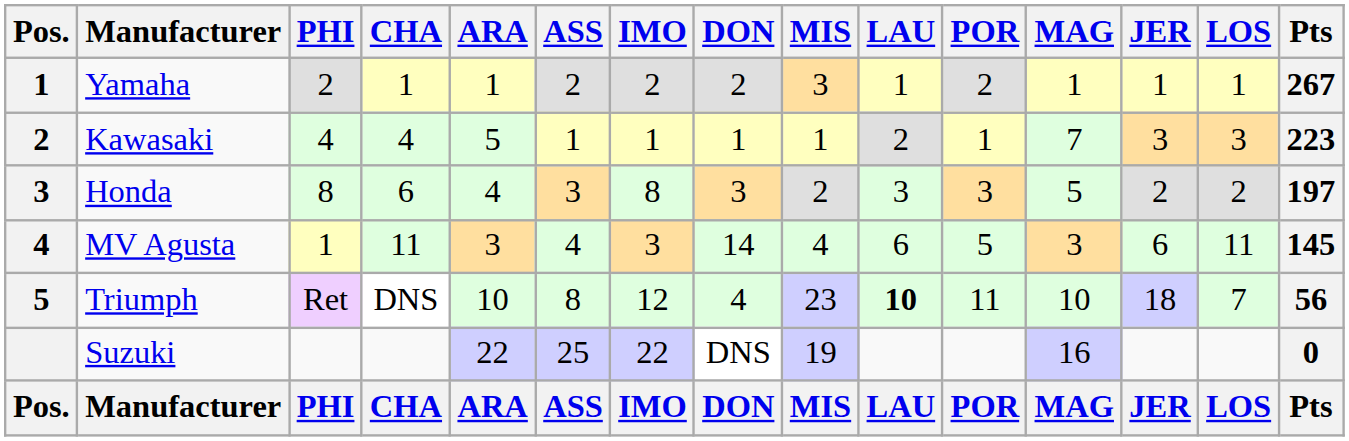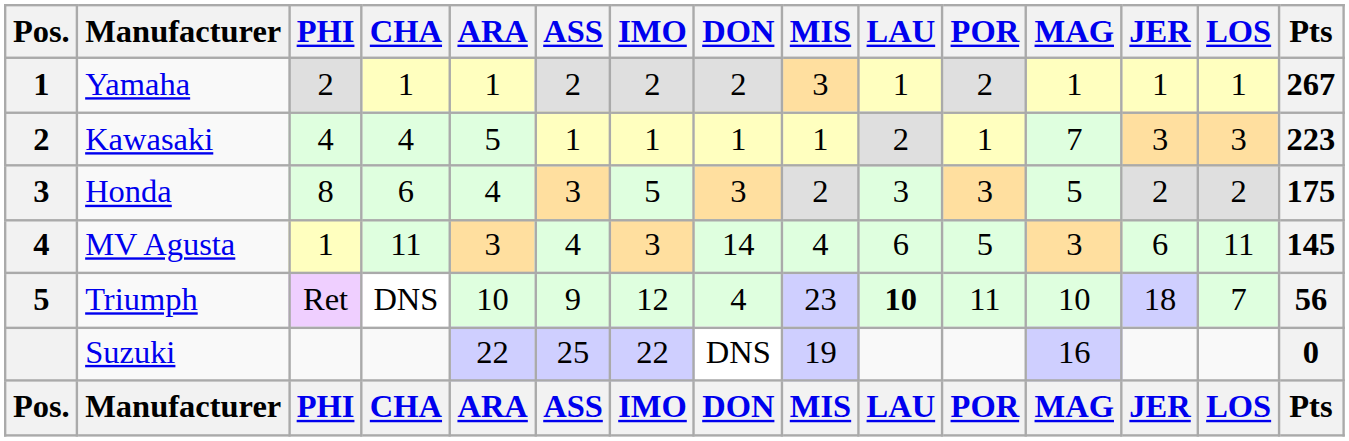(652, 191) 8 -> (652, 191) 5
(1311, 191) 197 -> (1311, 191) 175
(573, 299) 8 -> (573, 299) 9
